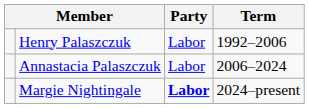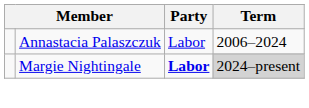- row: (75, 41)
(258, 90) no background -> (258, 66) lightgrey background
